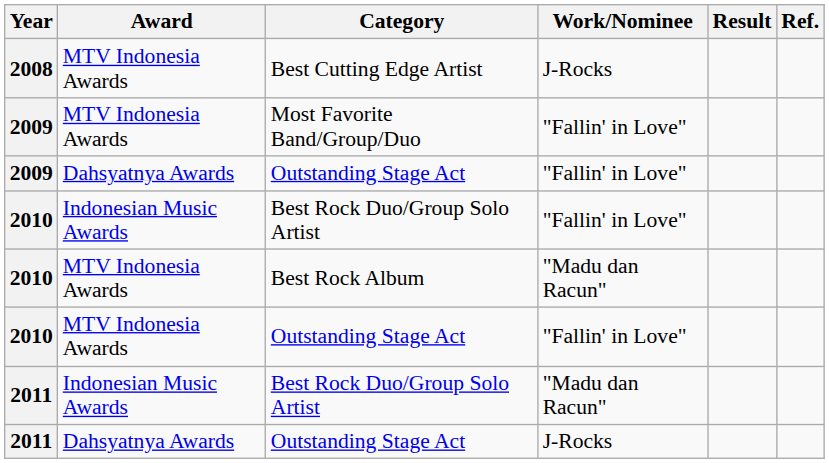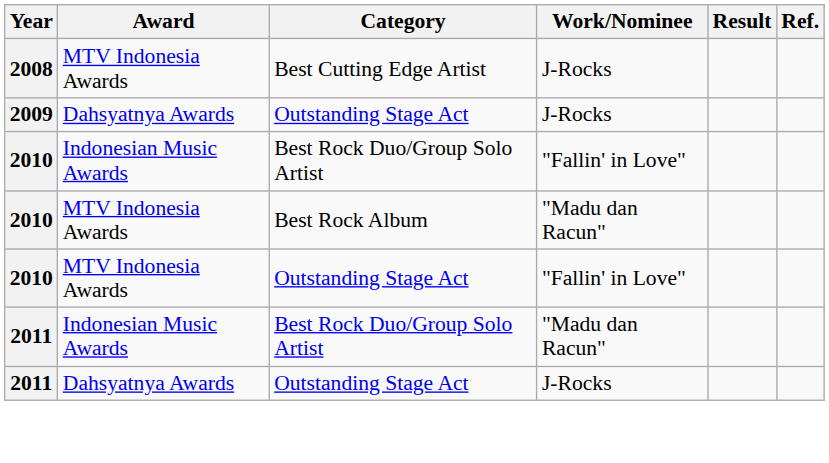- row: (31, 126)
(615, 172) "Fallin' in Love" -> (577, 114) J-Rocks
